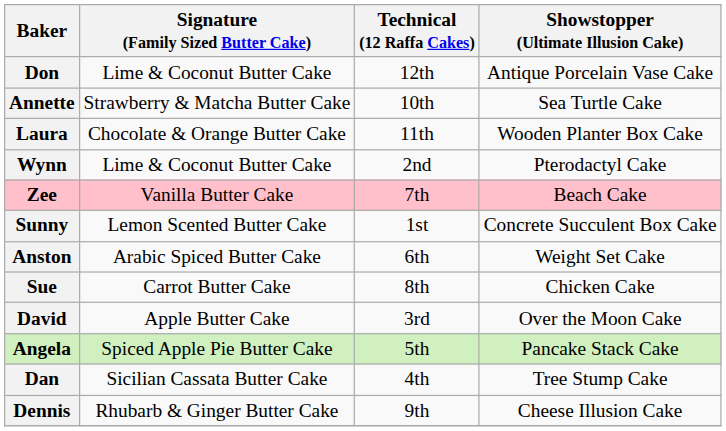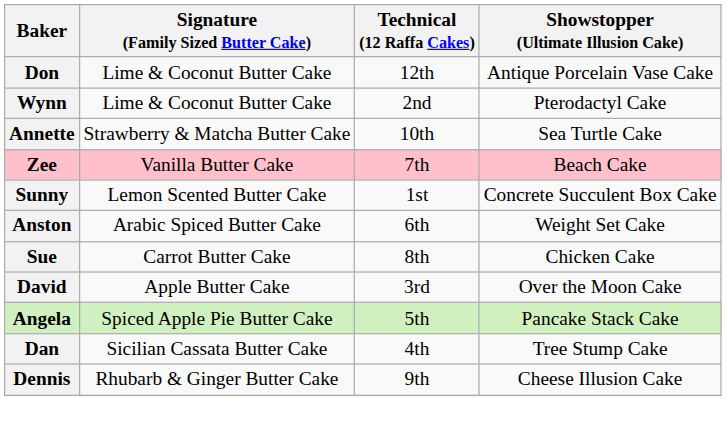rows swapped: (42, 103) <-> (42, 164)
- row: (42, 133)
